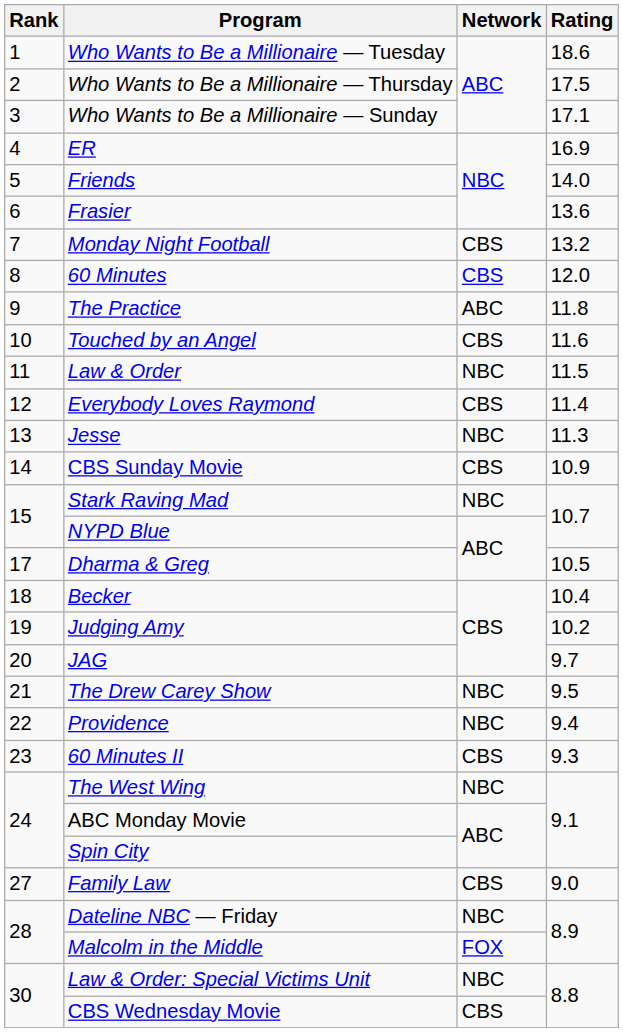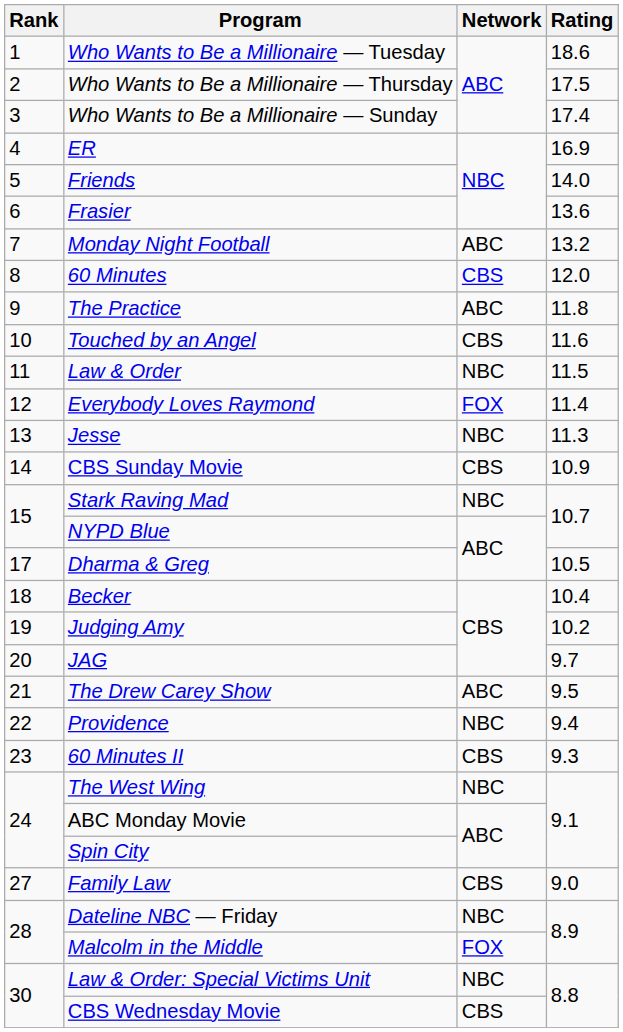(570, 116) 17.1 -> (570, 116) 17.4
(483, 244) CBS -> (483, 244) ABC
(483, 404) CBS -> (483, 404) FOX
(483, 691) NBC -> (483, 691) ABC
